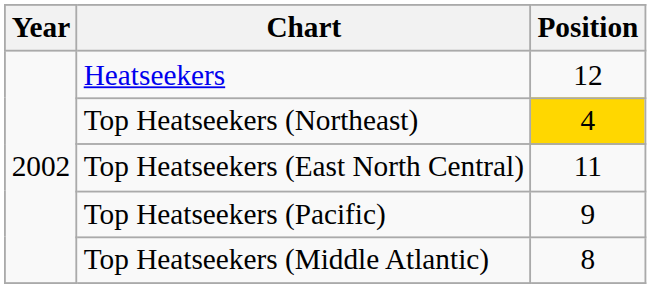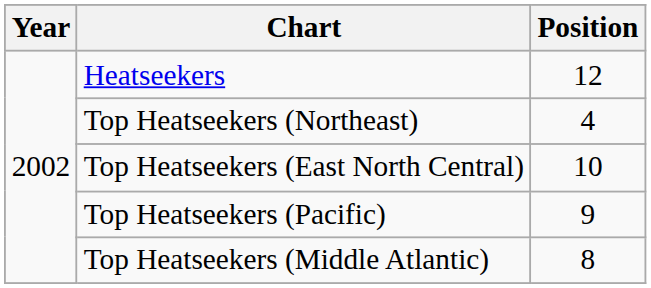(588, 120) gold background -> (588, 120) no background
(588, 167) 11 -> (588, 167) 10
